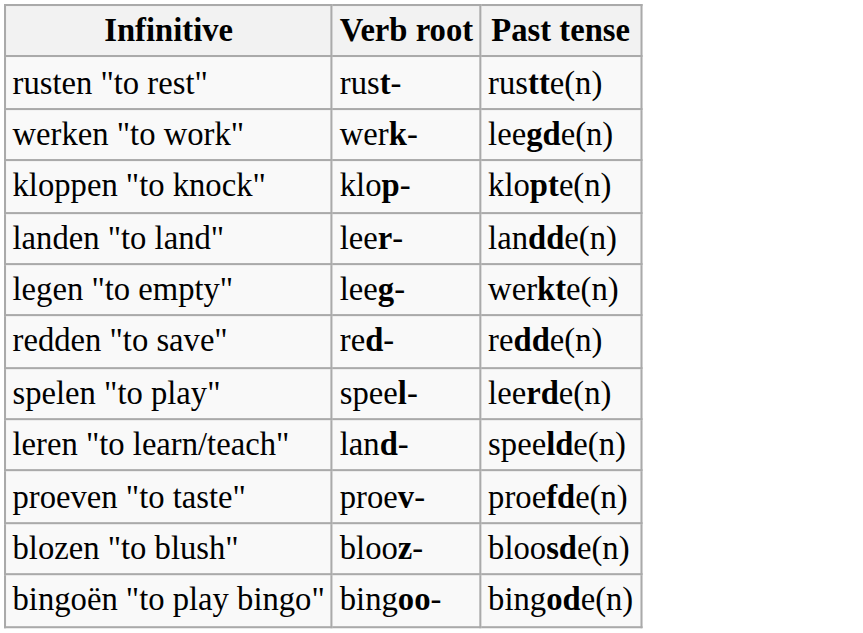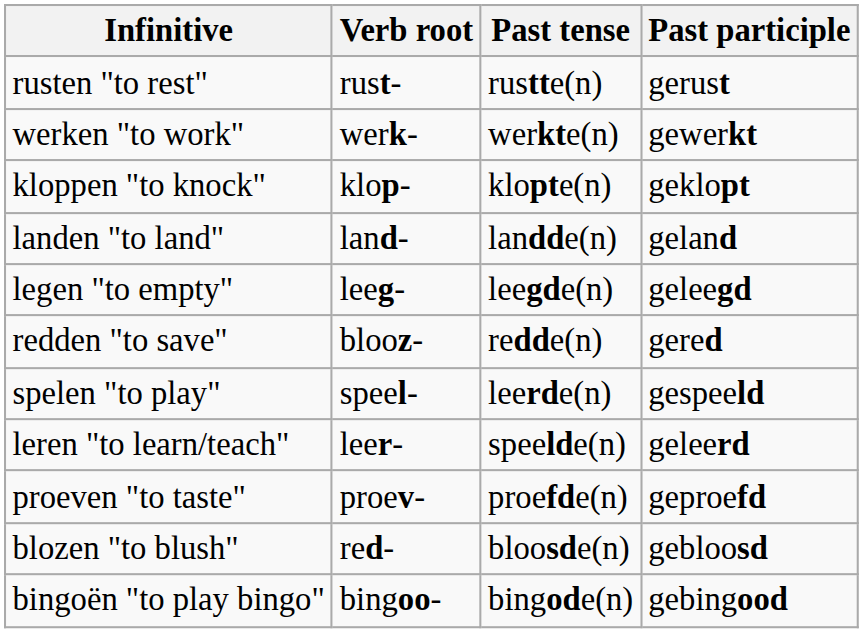+ column: (749, 30)
(551, 133) leegde(n) -> (553, 133) werkte(n)
(372, 237) leer- -> (374, 237) land-
(553, 289) werkte(n) -> (551, 289) leegde(n)
(367, 340) red- -> (382, 340) blooz-
(374, 444) land- -> (372, 444) leer-
(382, 548) blooz- -> (367, 548) red-
